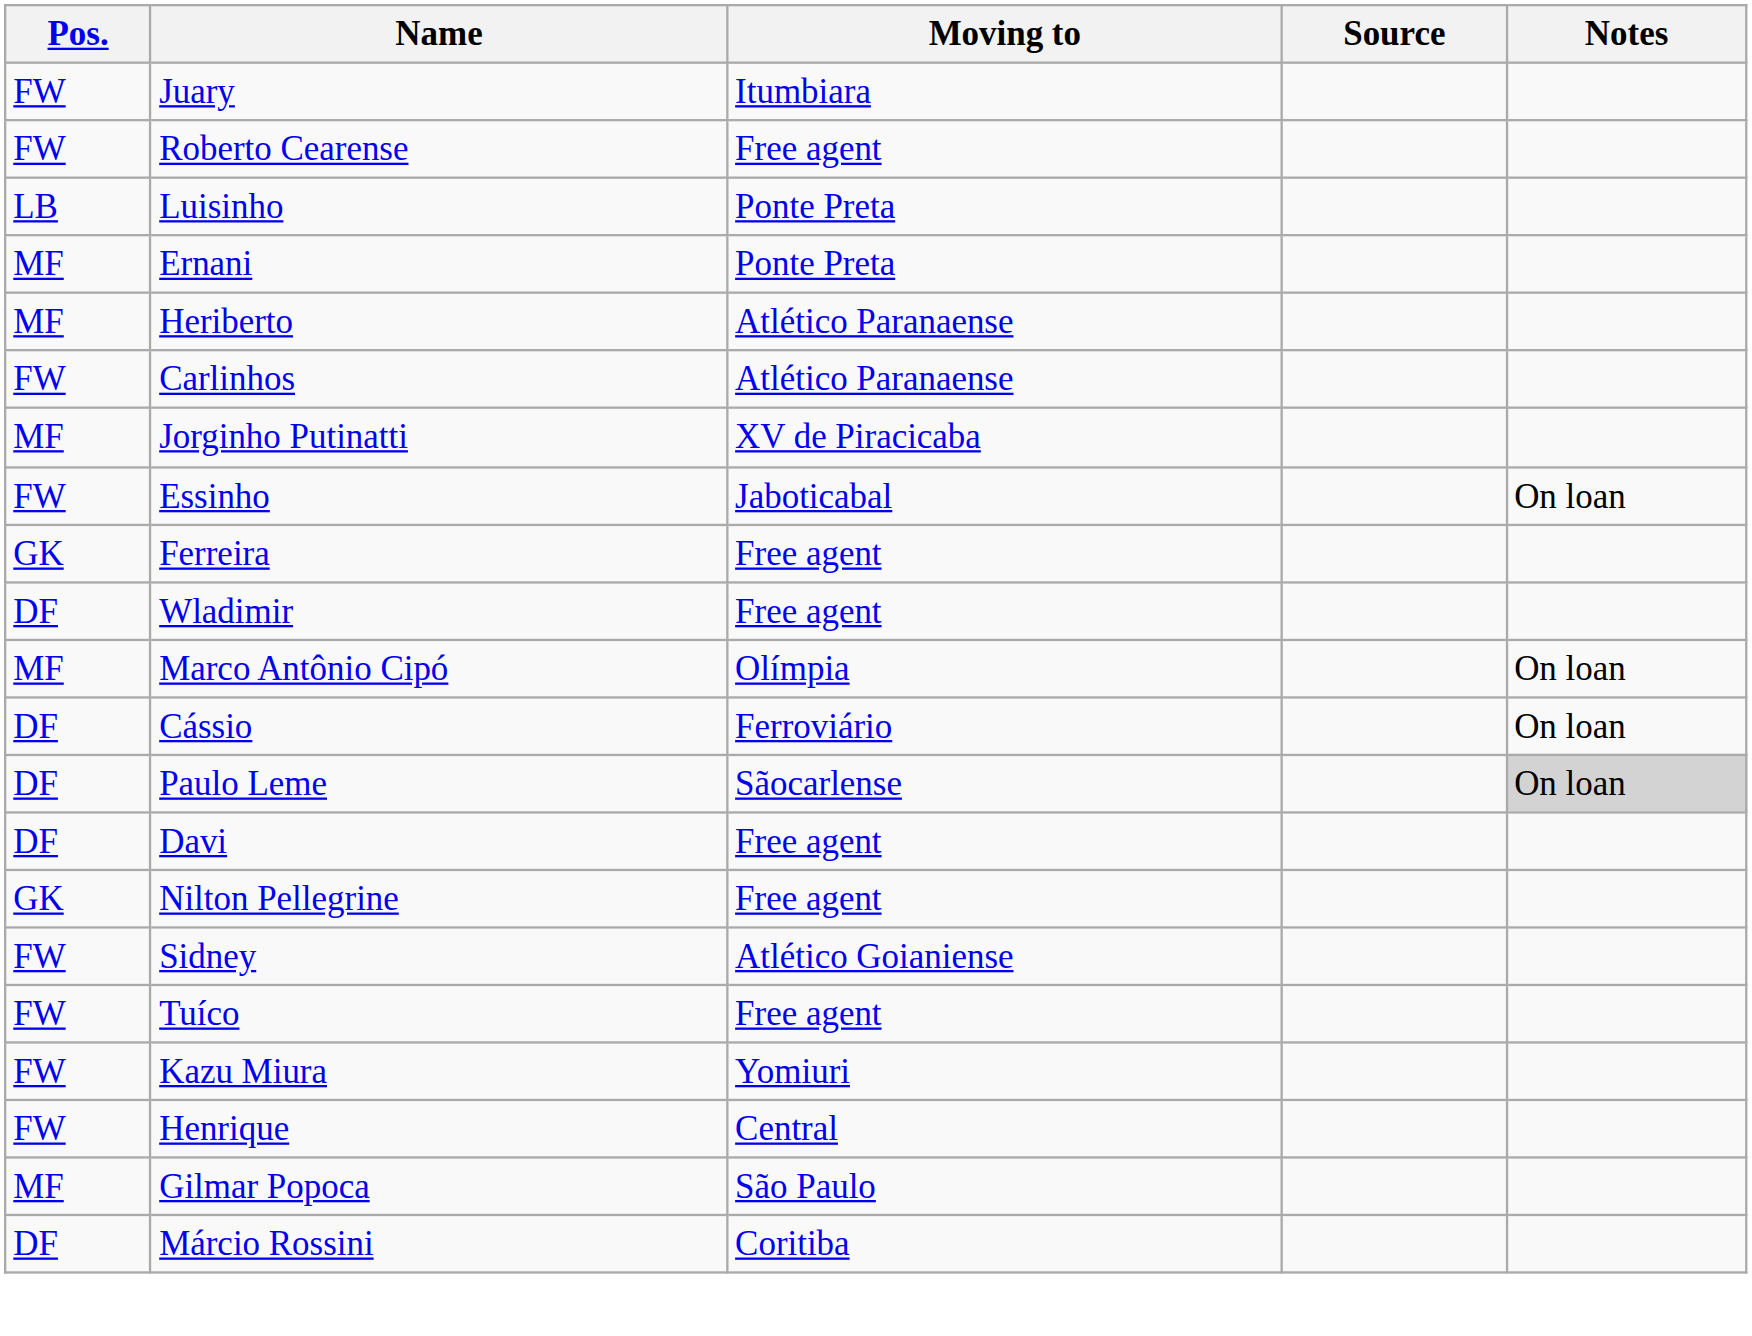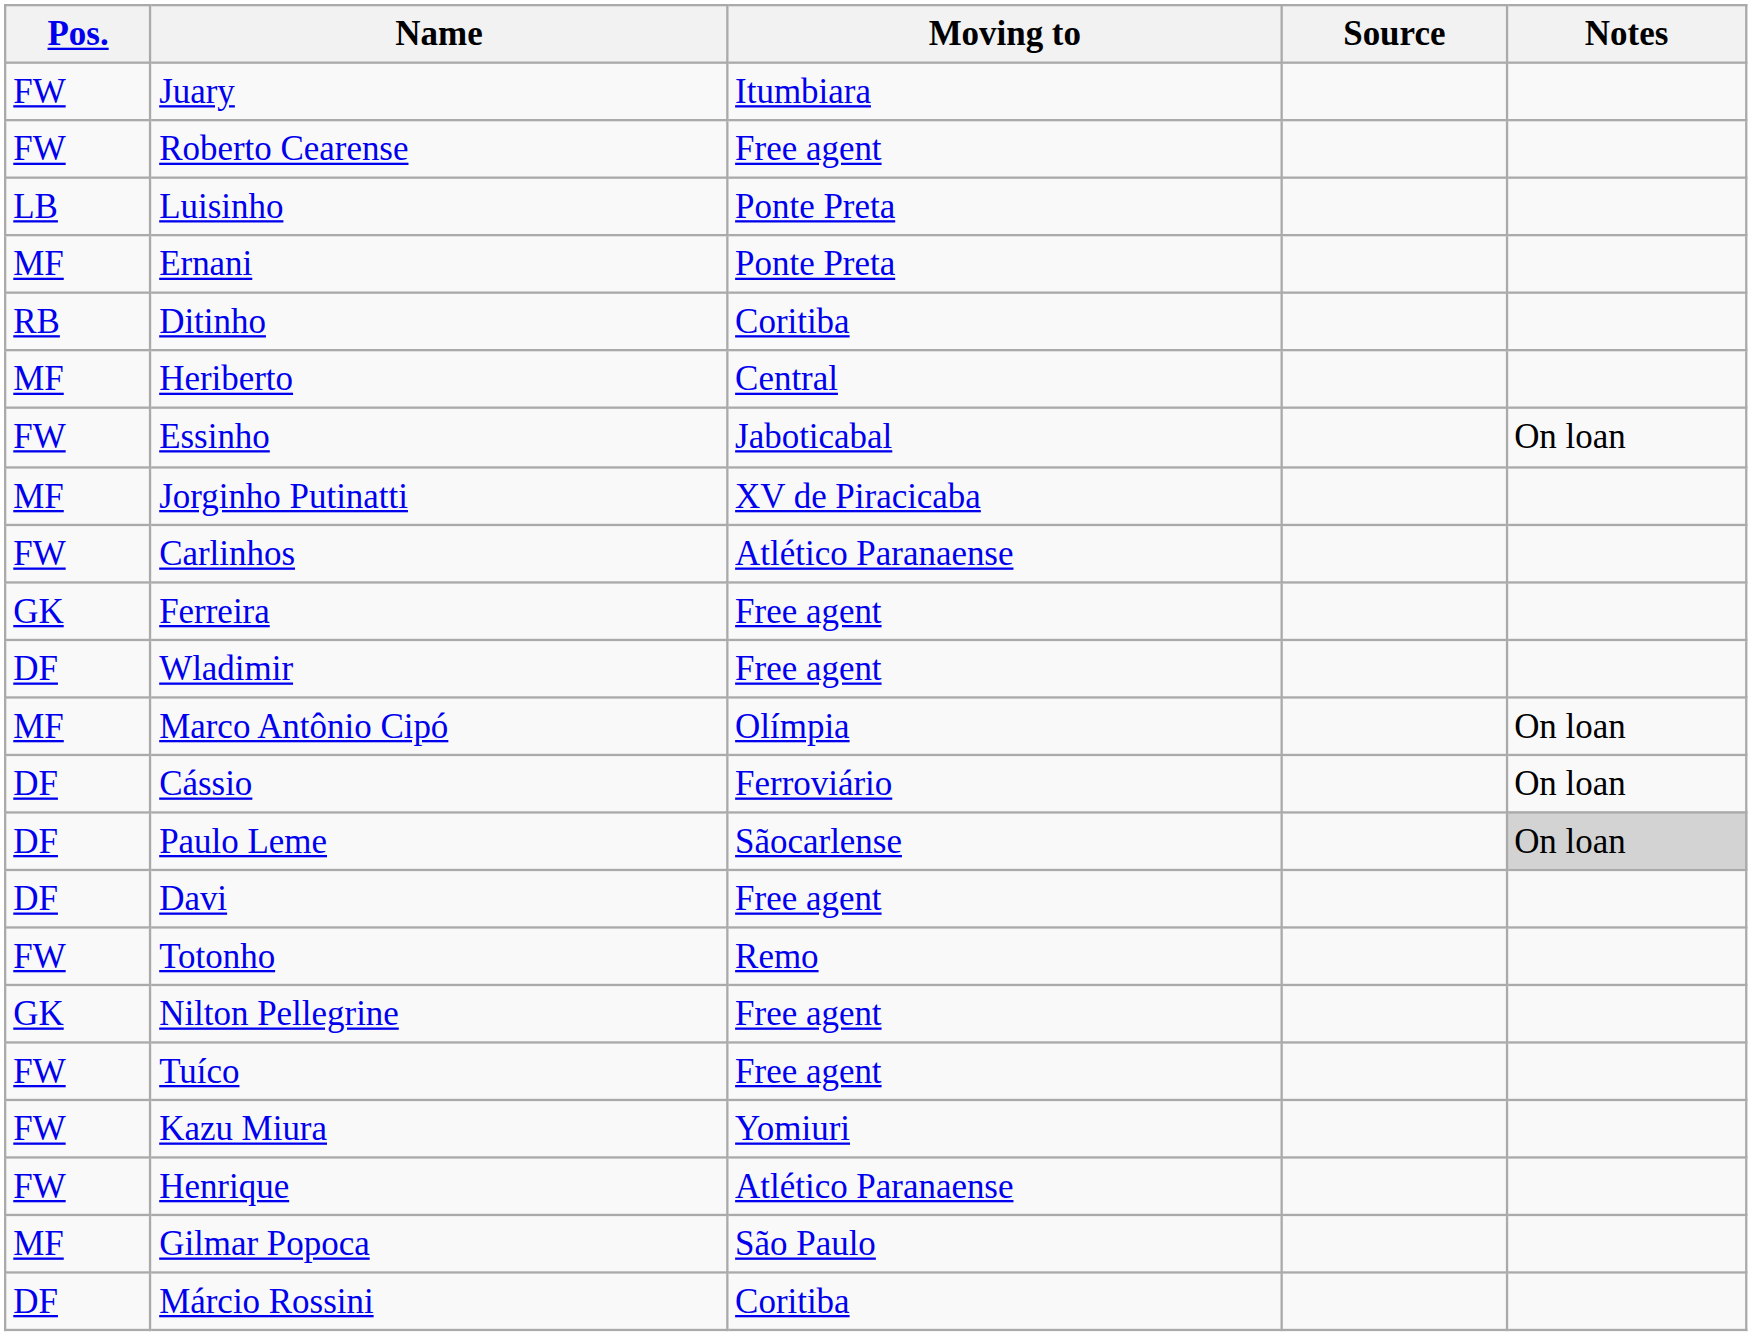+ row: (213, 321)
(874, 321) Atlético Paranaense -> (787, 379) Central
rows swapped: (227, 379) <-> (215, 494)
+ row: (217, 955)
- row: (208, 955)
(787, 1128) Central -> (874, 1186) Atlético Paranaense
